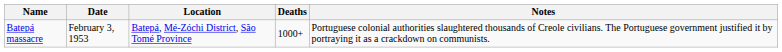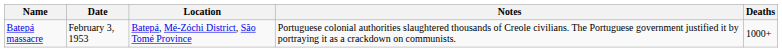columns swapped: (292, 12) <-> (543, 12)
